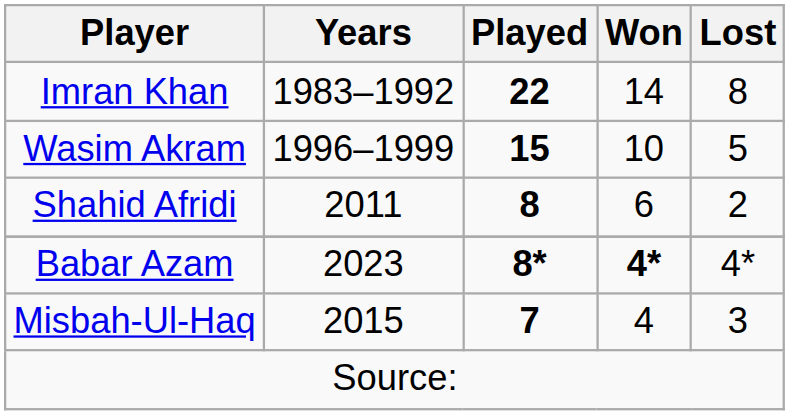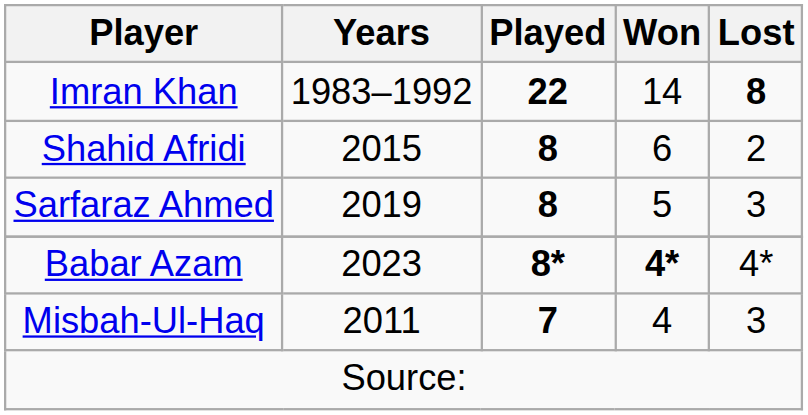(738, 90) normal -> (756, 90) bold
- row: (135, 148)
(363, 206) 2011 -> (382, 148) 2015
+ row: (144, 206)
(363, 321) 2015 -> (382, 321) 2011
